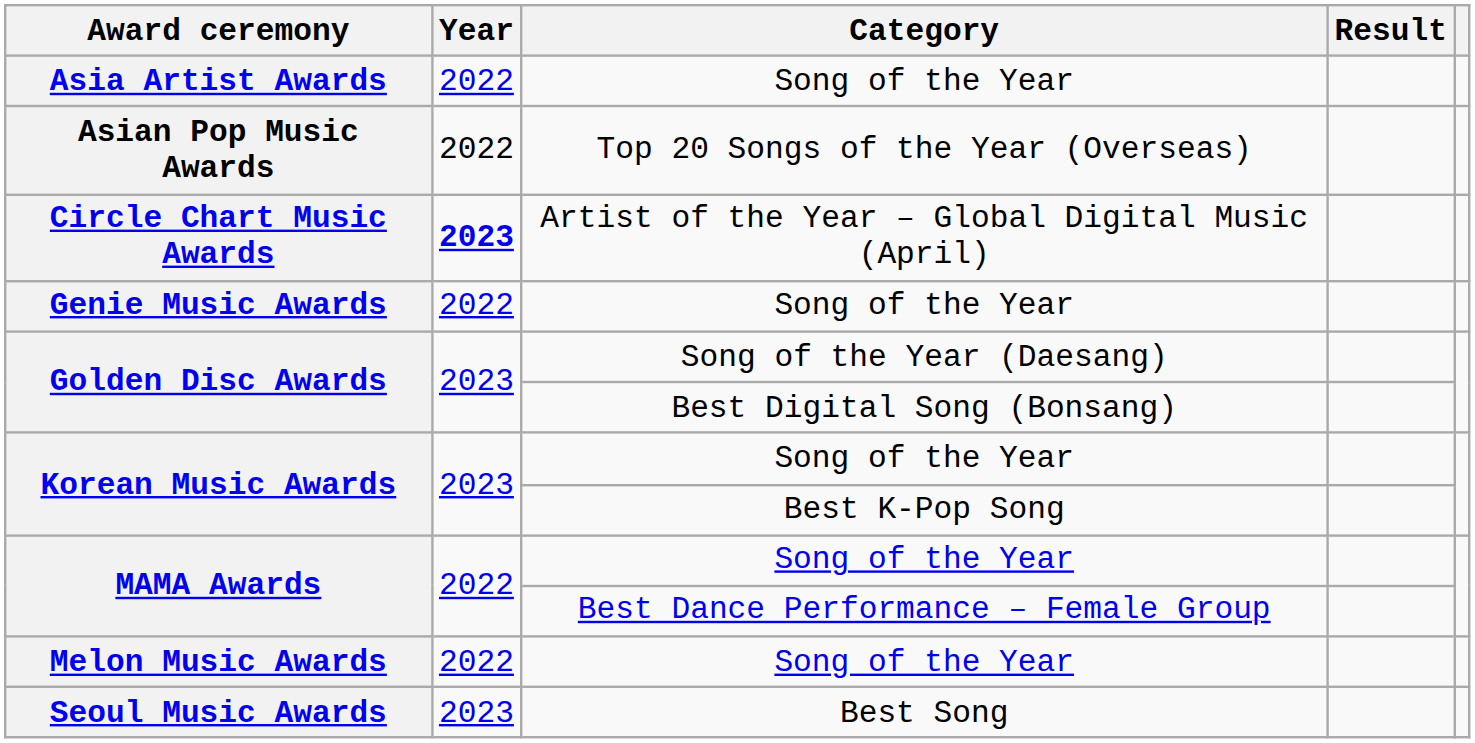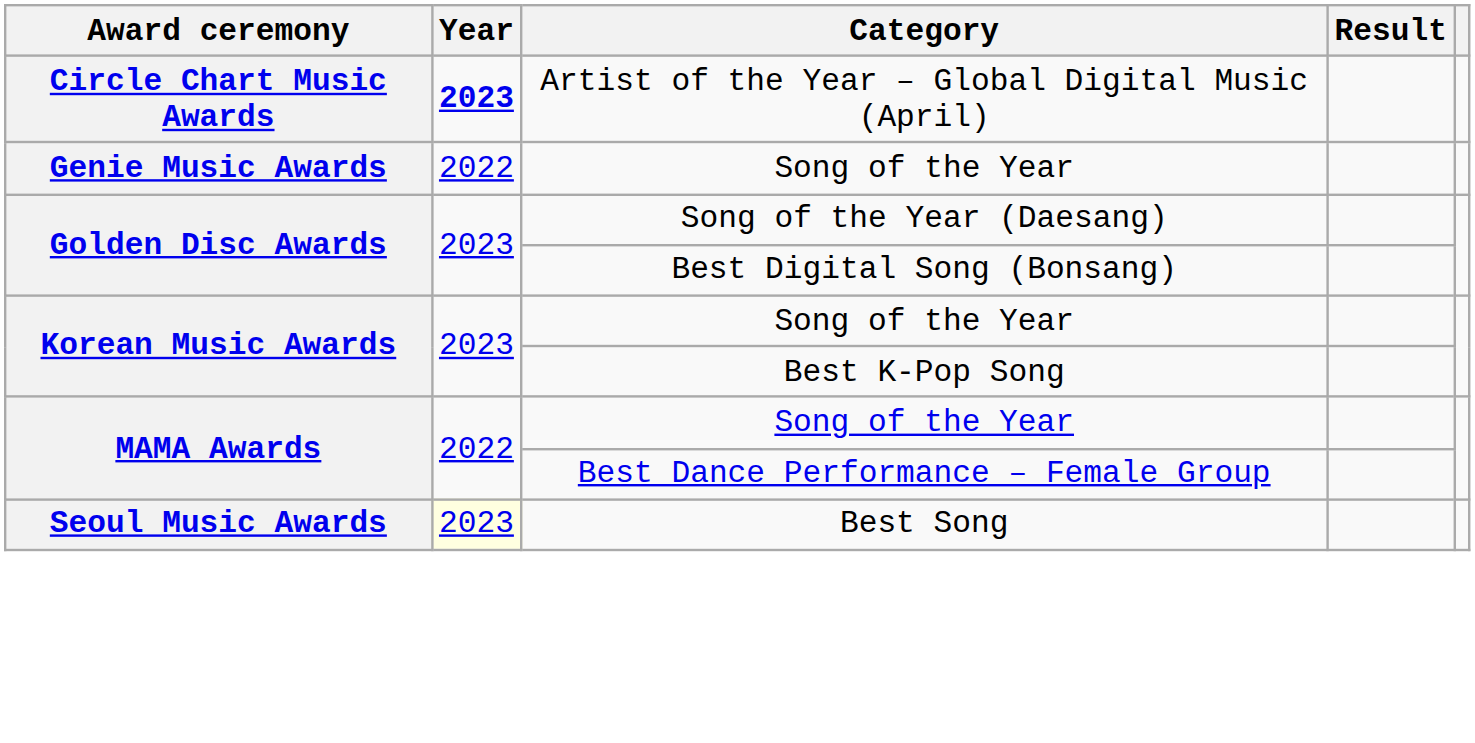- row: (218, 81)
- row: (218, 150)
- row: (218, 662)
(476, 713) no background -> (476, 524) lightyellow background
